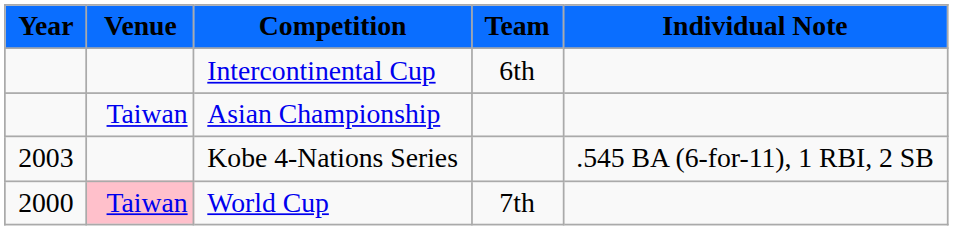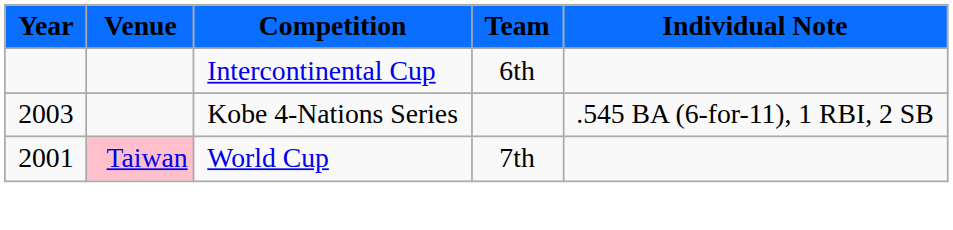- row: (320, 114)
(46, 202) 2000 -> (46, 158) 2001
